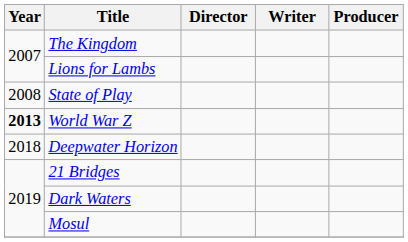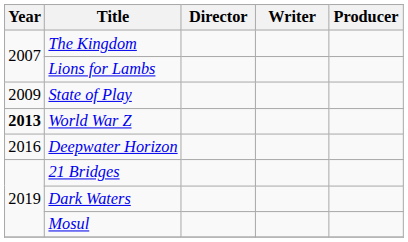(25, 95) 2008 -> (25, 95) 2009
(25, 146) 2018 -> (25, 146) 2016
